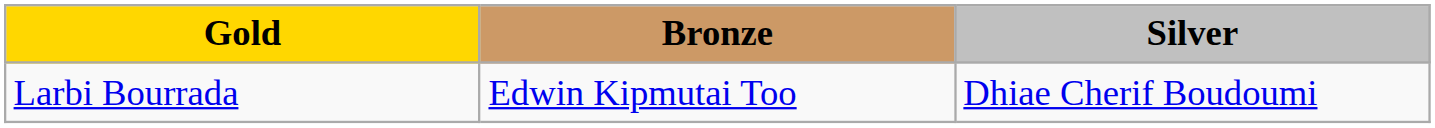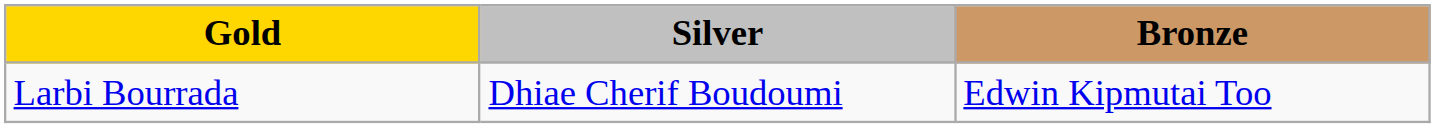columns swapped: (1192, 33) <-> (717, 33)
